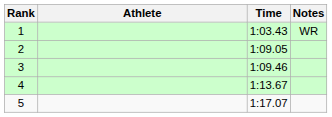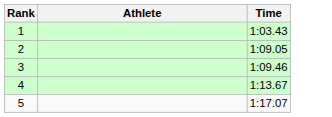- column: (309, 13)
